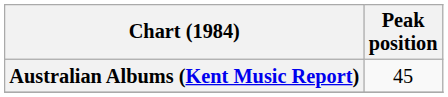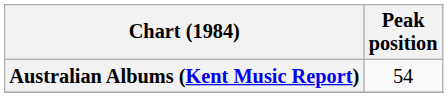(403, 75) 45 -> (403, 75) 54
